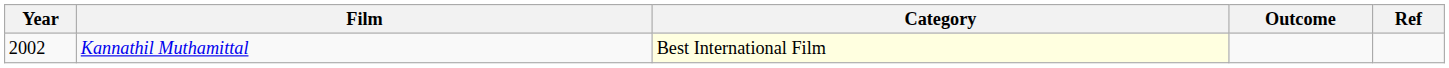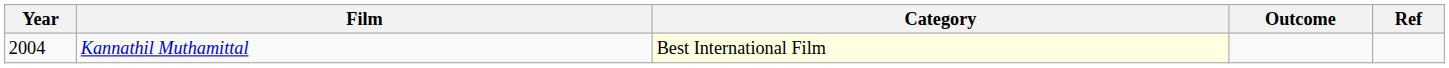(27, 47) 2002 -> (27, 47) 2004
